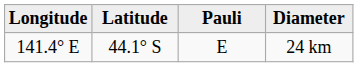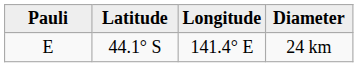columns swapped: (222, 18) <-> (48, 18)
